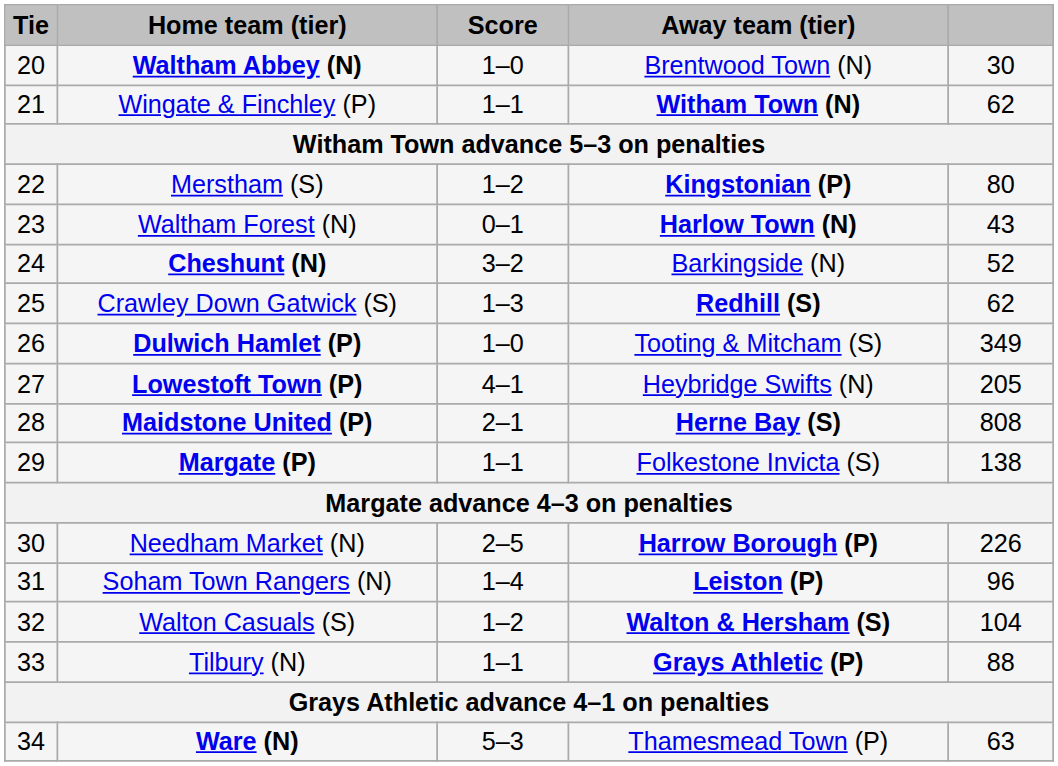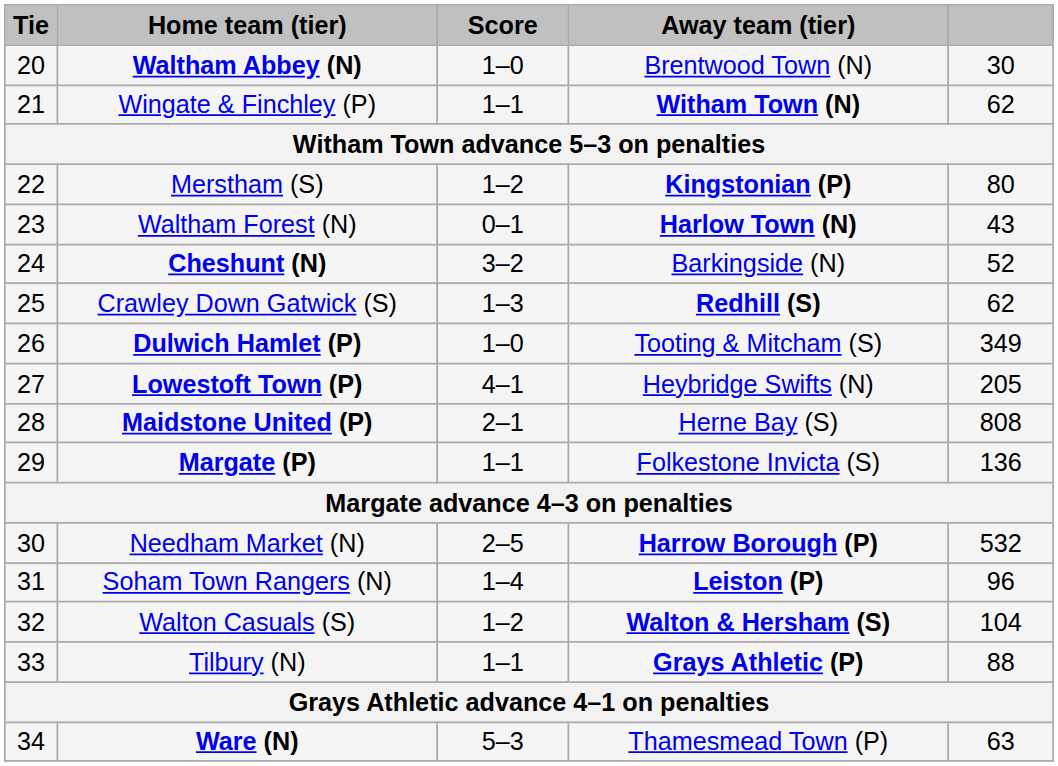(758, 423) bold -> (758, 423) normal
(1001, 463) 138 -> (1001, 463) 136
(1001, 543) 226 -> (1001, 543) 532
